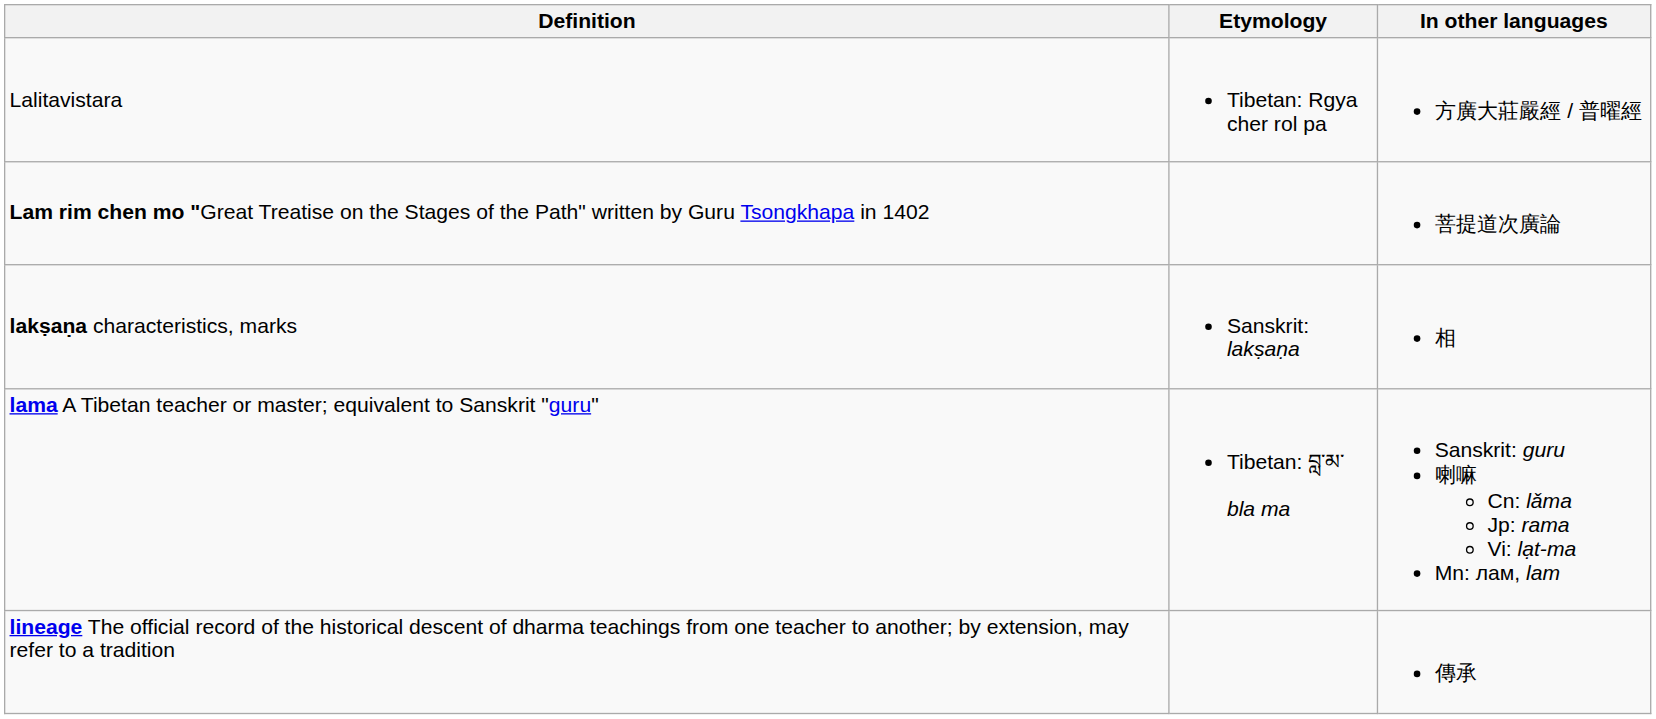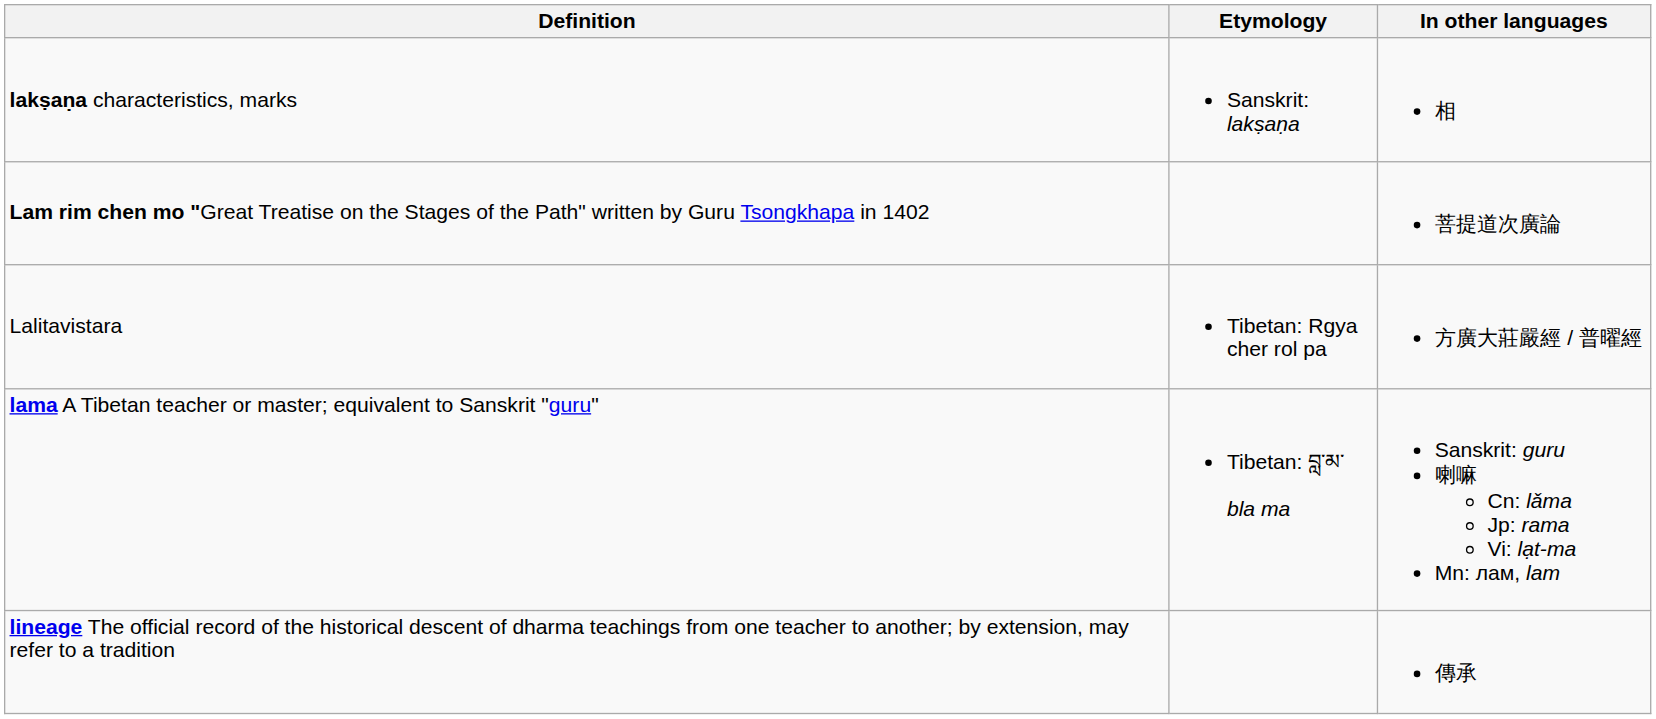rows swapped: (153, 326) <-> (66, 99)
